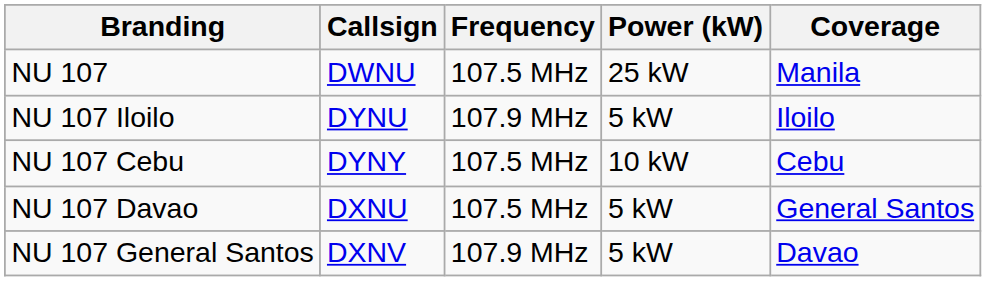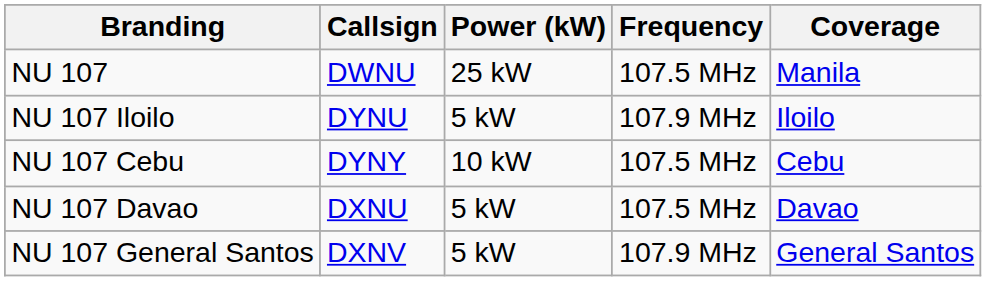columns swapped: (523, 27) <-> (686, 27)
(875, 207) General Santos -> (817, 207) Davao
(817, 252) Davao -> (875, 252) General Santos
